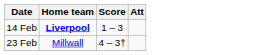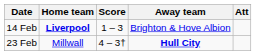+ column: (180, 12)
